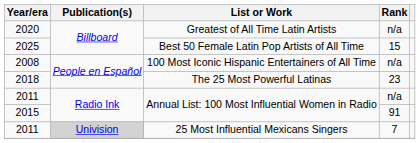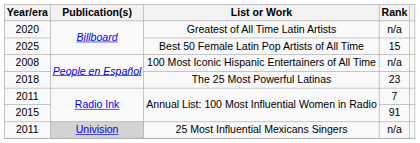(395, 96) n/a -> (395, 96) 7
(395, 130) 7 -> (395, 130) n/a
